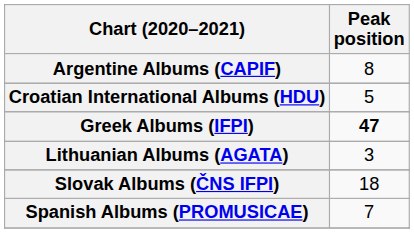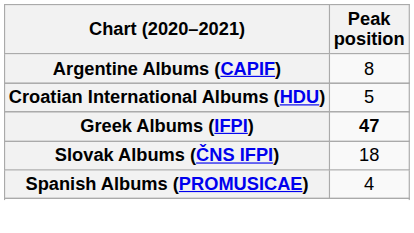- row: (167, 155)
(369, 213) 7 -> (369, 184) 4
